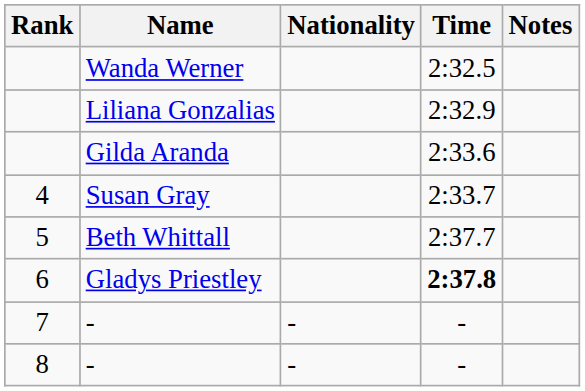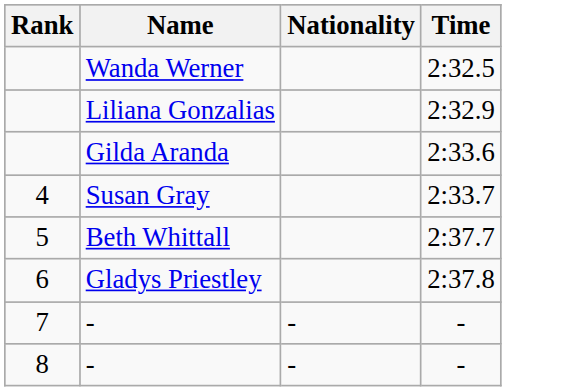- column: (540, 25)
(462, 279) bold -> (461, 279) normal
